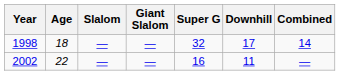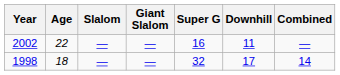rows swapped: (25, 43) <-> (25, 61)
